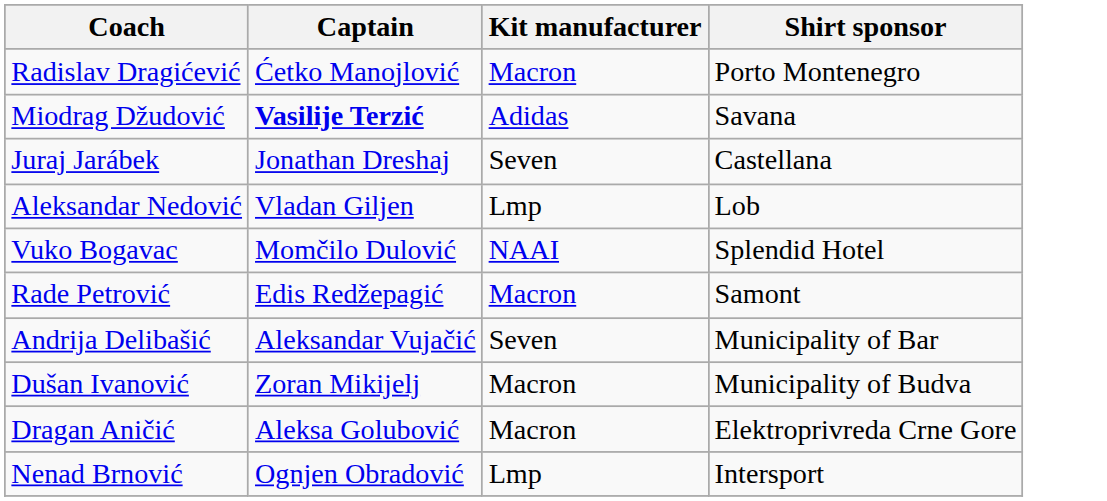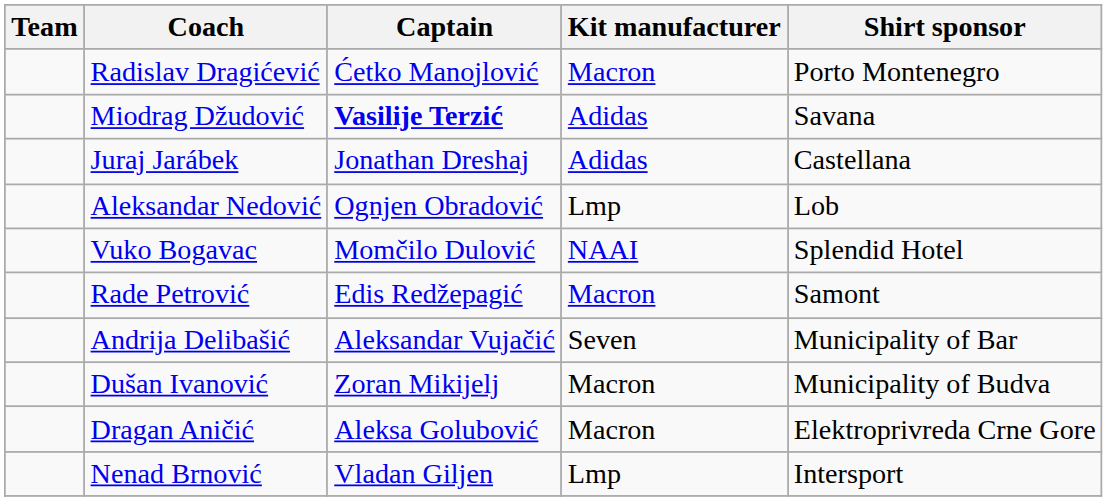+ column: (44, 26)
(523, 160) Seven -> (608, 160) Adidas
(334, 205) Vladan Giljen -> (439, 205) Ognjen Obradović
(359, 473) Ognjen Obradović -> (414, 473) Vladan Giljen
